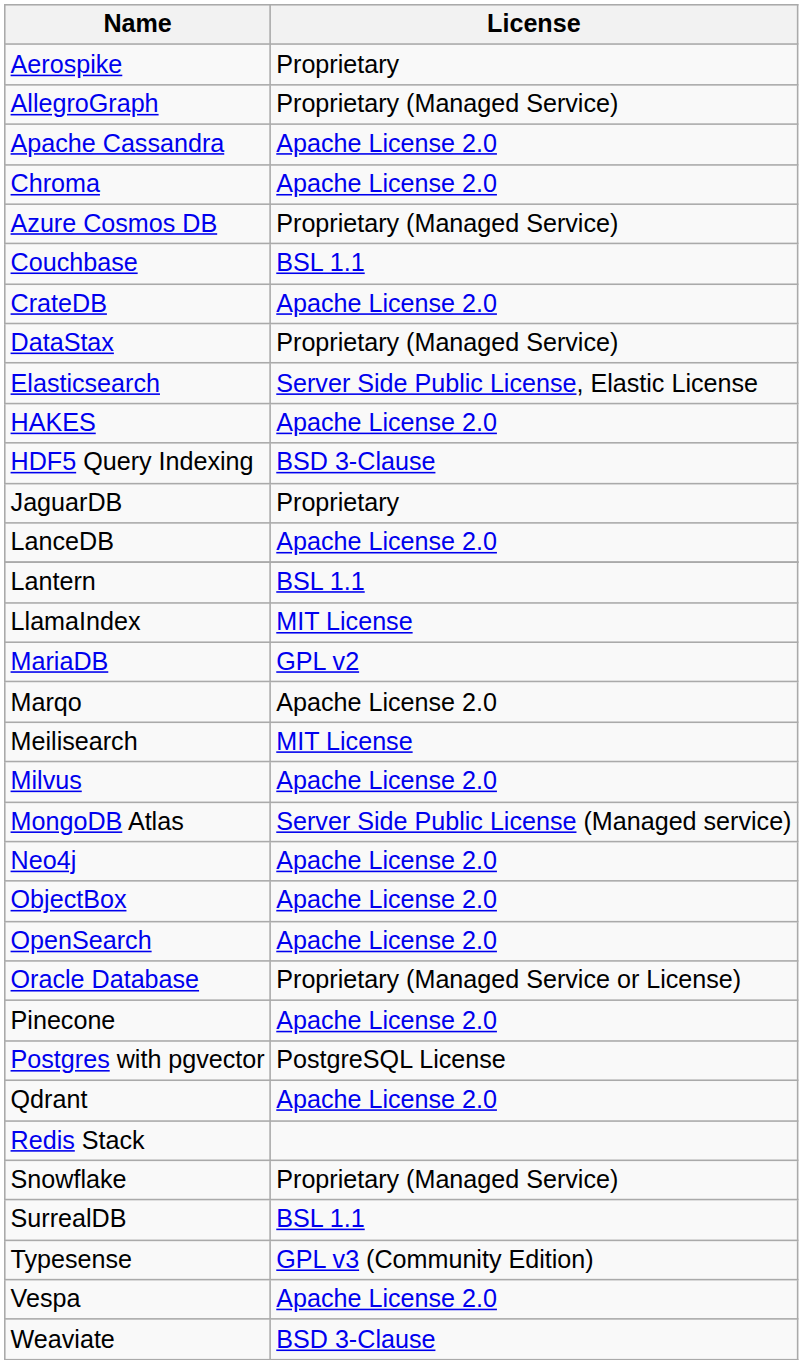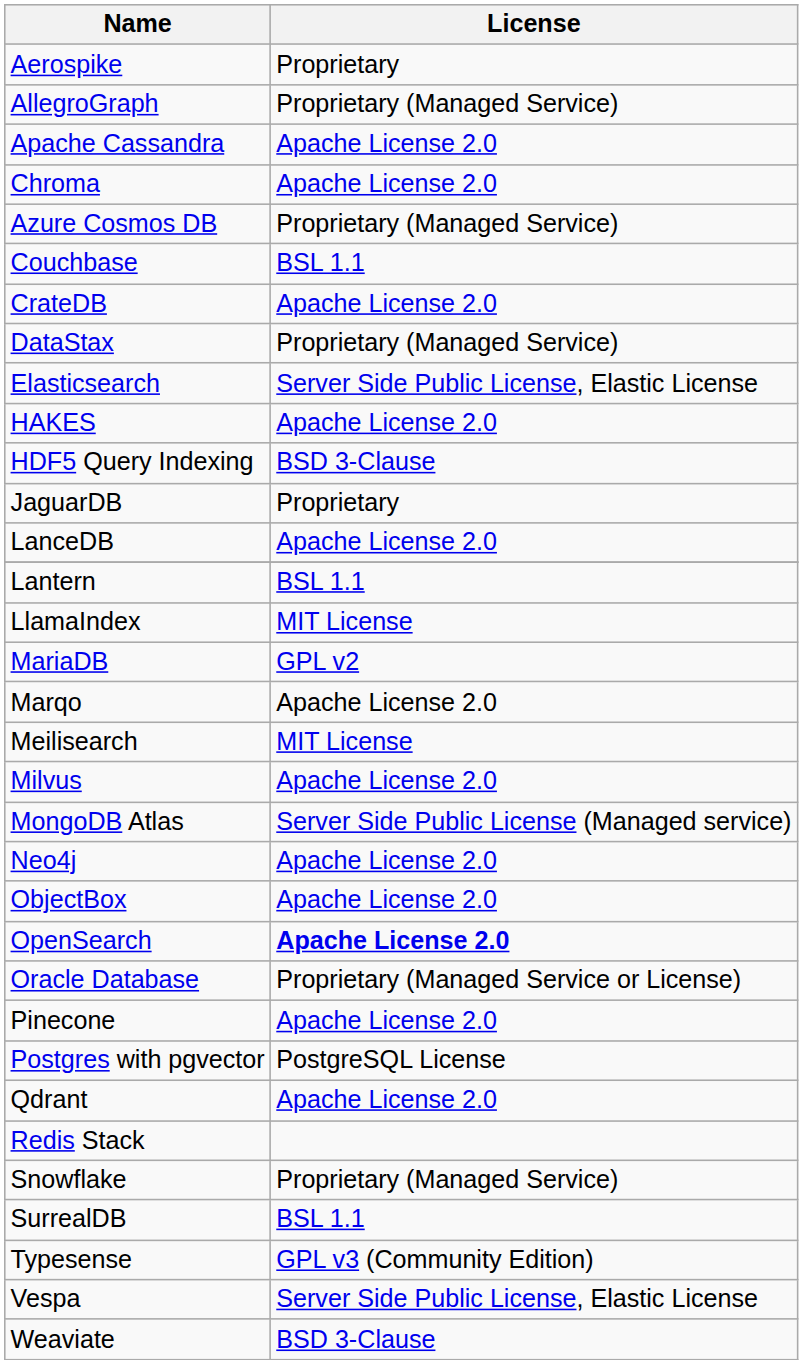(387, 940) normal -> (393, 940) bold
(387, 1299) Apache License 2.0 -> (517, 1299) Server Side Public License, Elastic License
